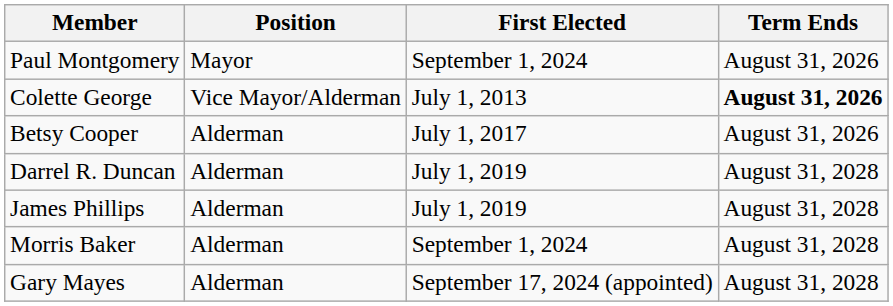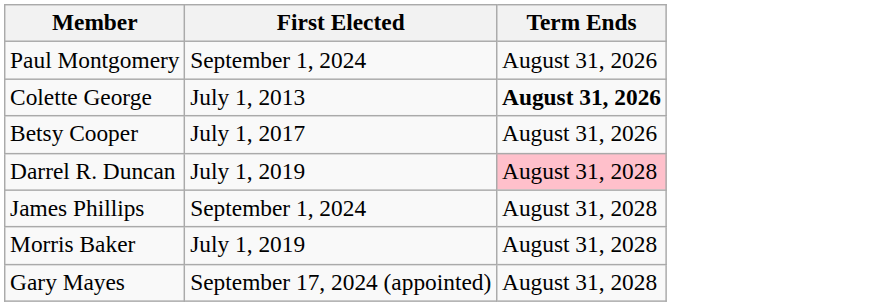- column: (296, 23)
(801, 171) no background -> (580, 171) pink background
(469, 208) July 1, 2019 -> (278, 208) September 1, 2024
(500, 245) September 1, 2024 -> (248, 245) July 1, 2019
